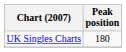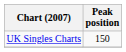(102, 39) 180 -> (102, 39) 150
